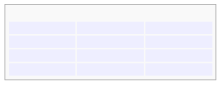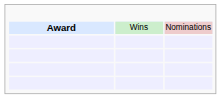+ row: (61, 28)
